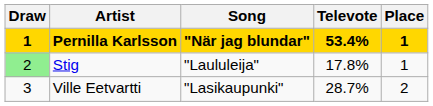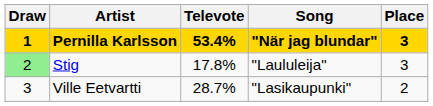columns swapped: (247, 16) <-> (347, 16)
(404, 40) 1 -> (404, 40) 3
(404, 64) 1 -> (404, 64) 3
